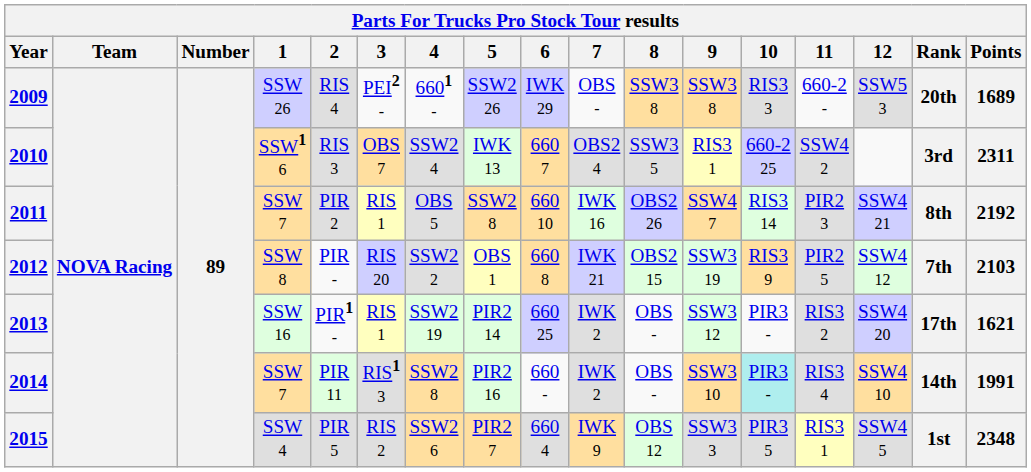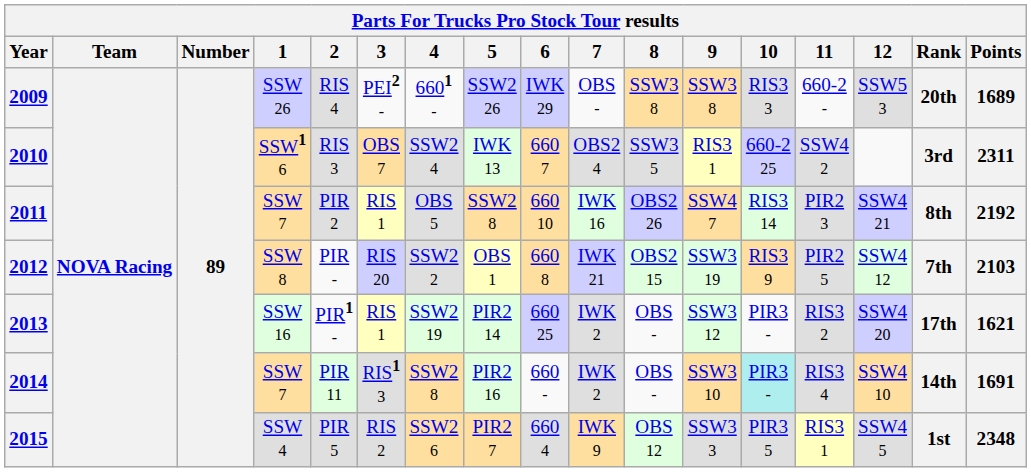(996, 382) 1991 -> (996, 382) 1691
